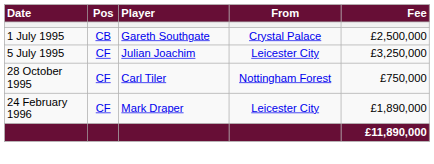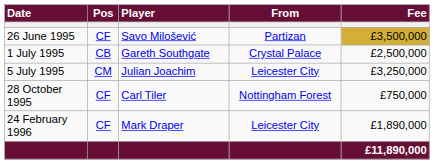+ row: (41, 36)
(103, 54) CF -> (103, 71) CM
